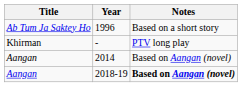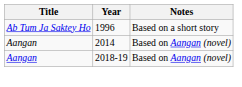- row: (97, 43)
(183, 74) bold -> (182, 58) normal
